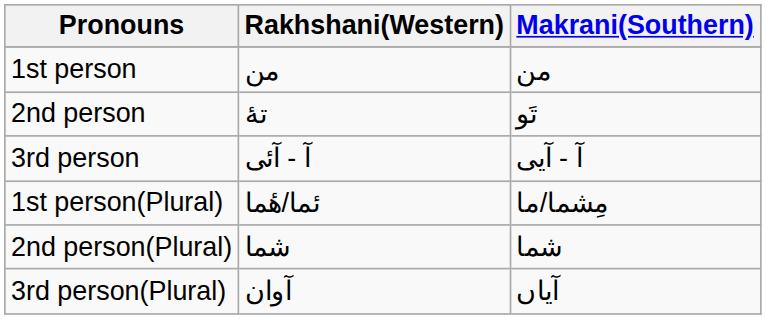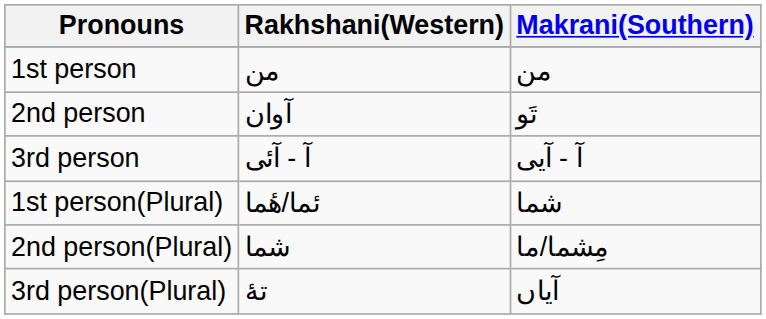(255, 114) تهٔ -> (268, 114) آوان
(563, 203) مِشما/ما -> (539, 203) شما
(539, 247) شما -> (563, 247) مِشما/ما
(268, 291) آوان -> (255, 291) تهٔ
